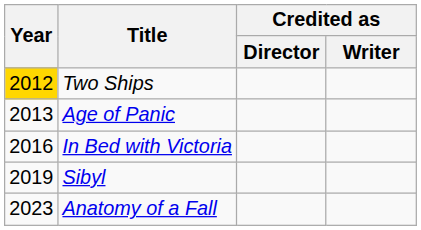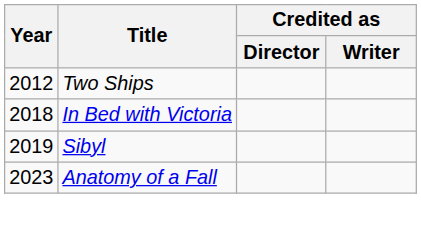(31, 83) gold background -> (31, 83) no background
- row: (119, 114)
(31, 146) 2016 -> (31, 114) 2018
